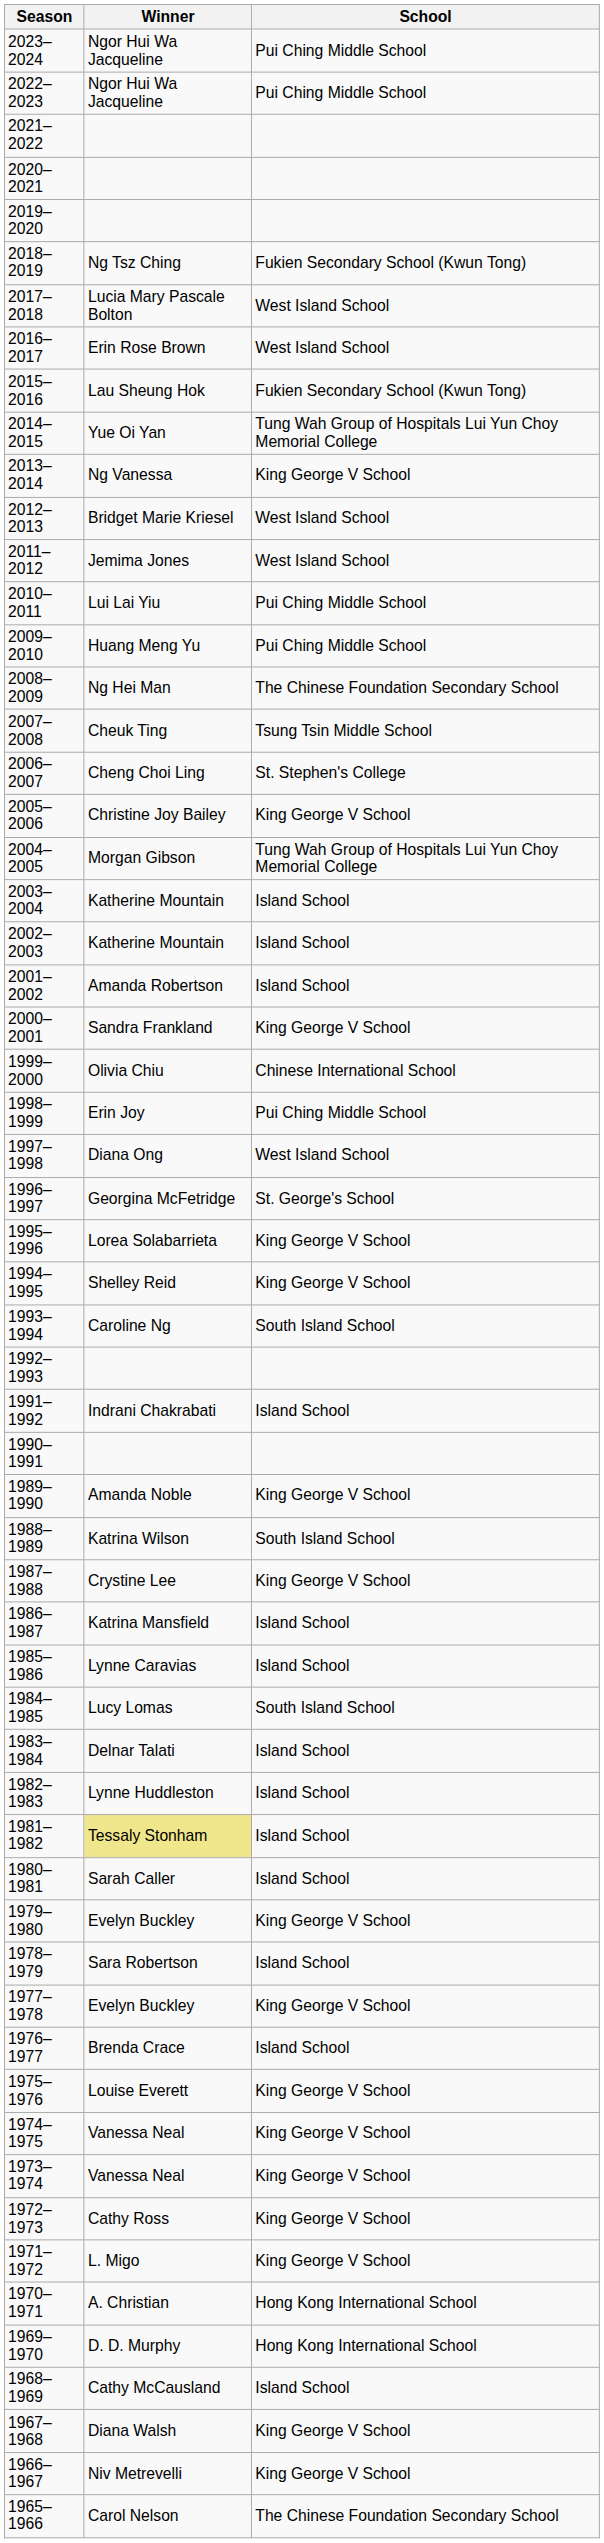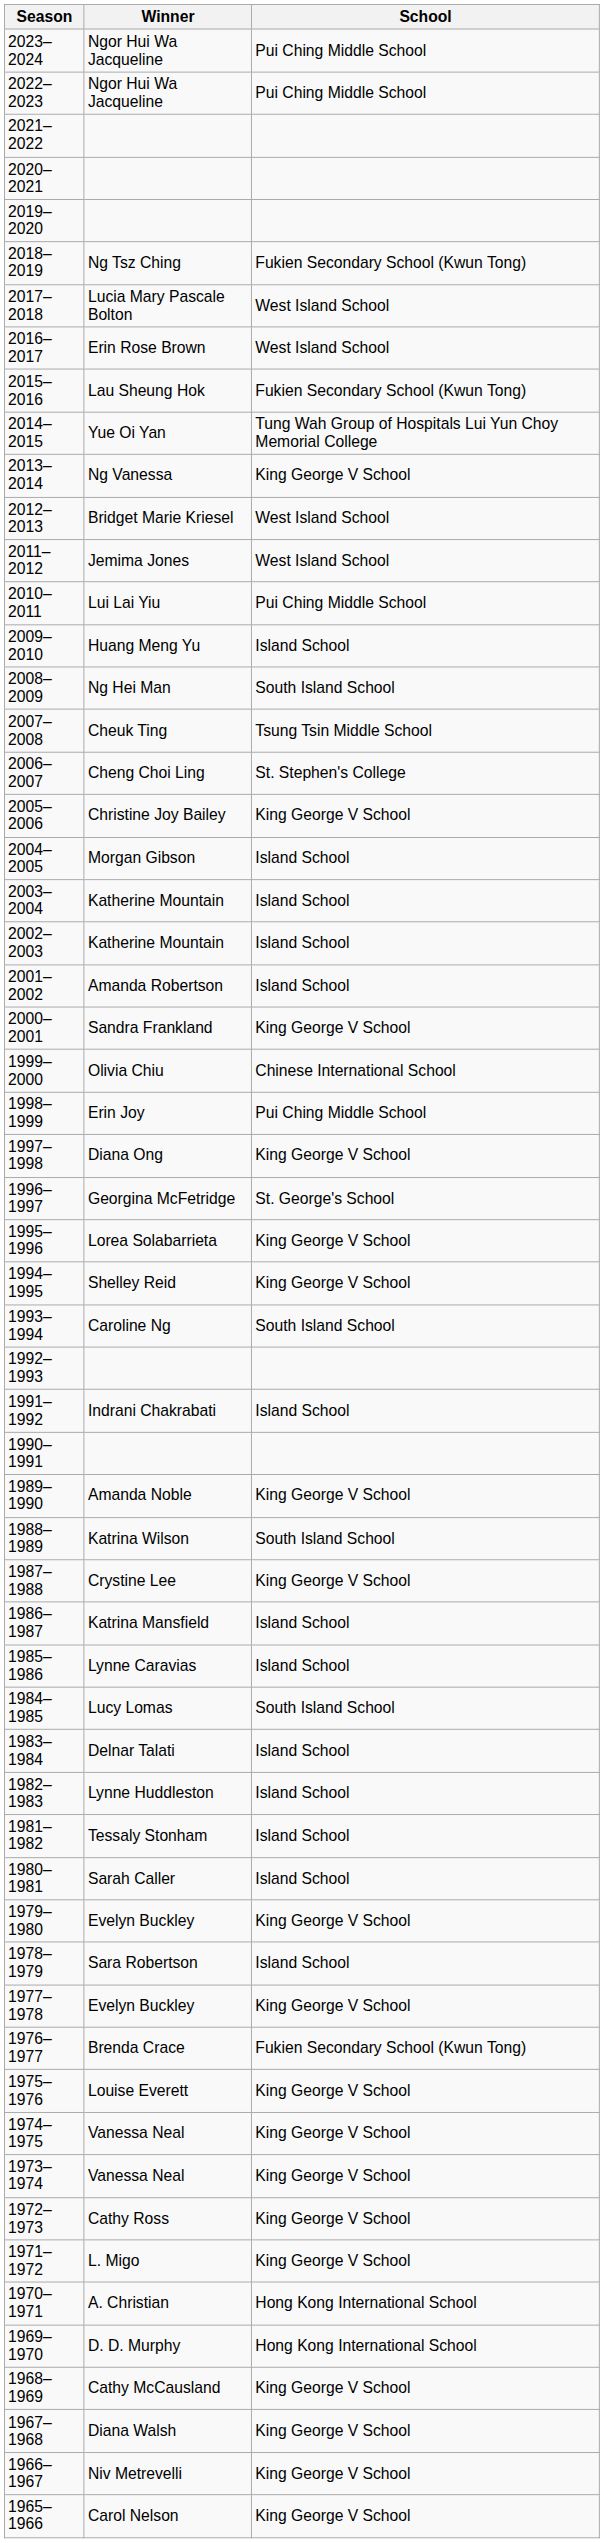(341, 645) Pui Ching Middle School -> (302, 645) Island School
(407, 688) The Chinese Foundation Secondary School -> (325, 688) South Island School
(407, 858) Tung Wah Group of Hospitals Lui Yun Choy Memorial College -> (302, 858) Island School
(322, 1155) West Island School -> (333, 1155) King George V School
(148, 1835) khaki background -> (148, 1835) no background
(302, 2048) Island School -> (391, 2048) Fukien Secondary School (Kwun Tong)
(302, 2388) Island School -> (333, 2388) King George V School
(407, 2516) The Chinese Foundation Secondary School -> (333, 2516) King George V School
